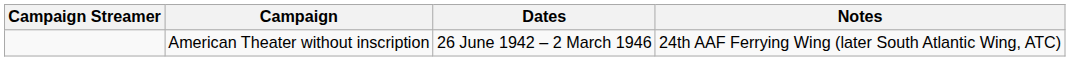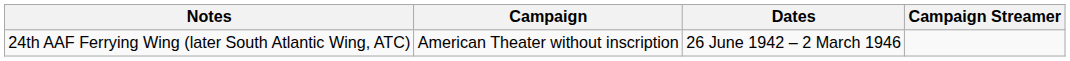columns swapped: (85, 17) <-> (860, 17)
